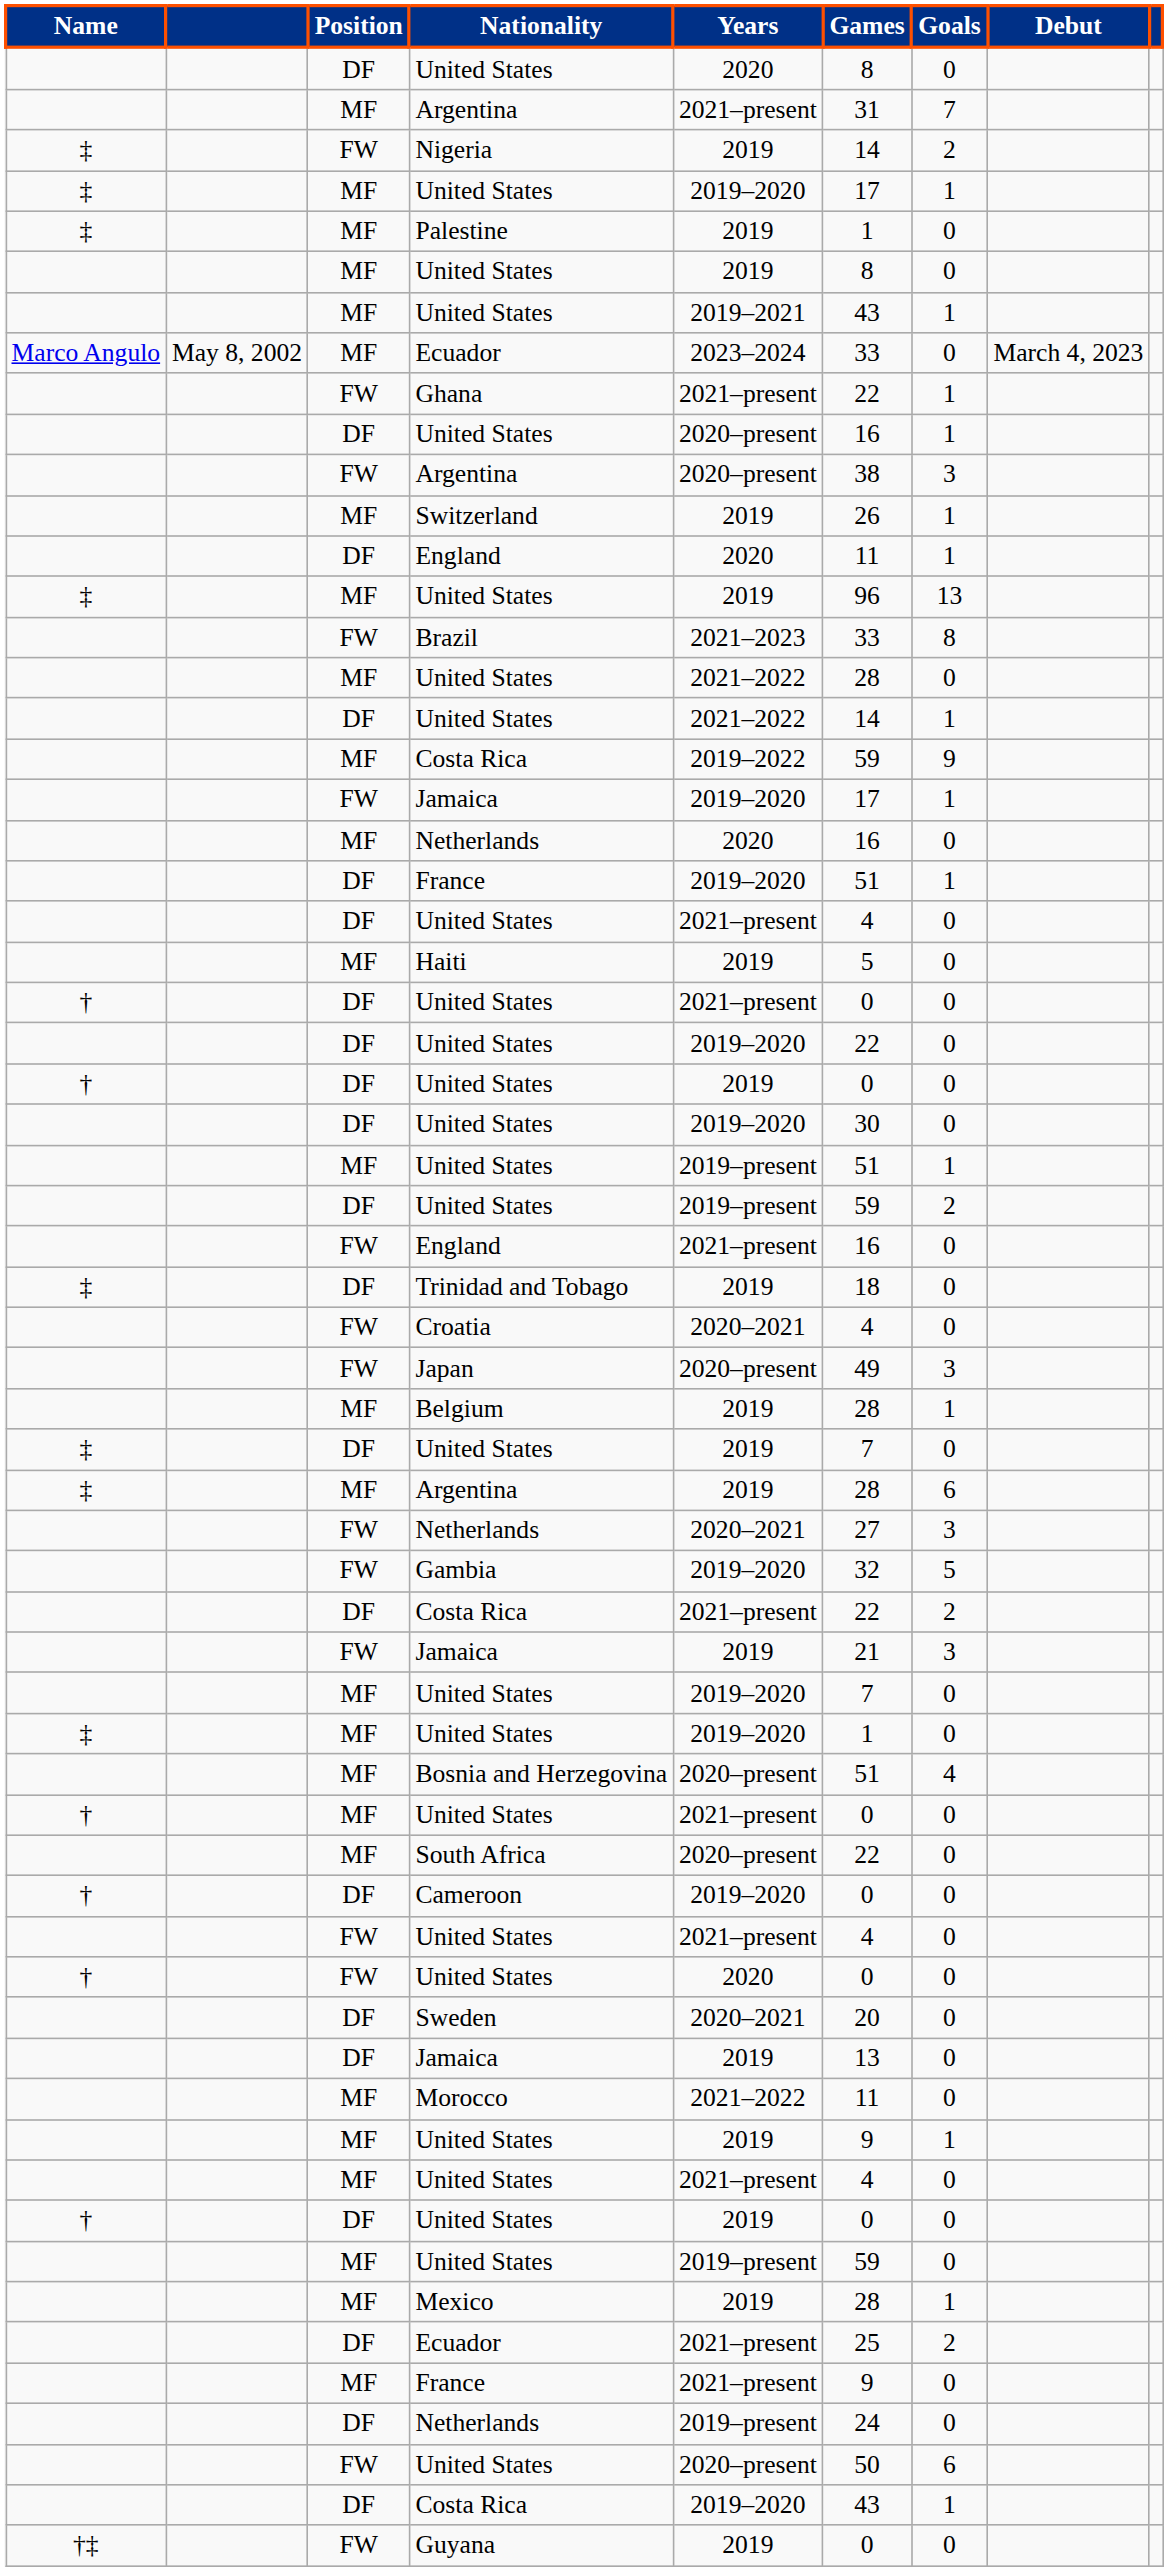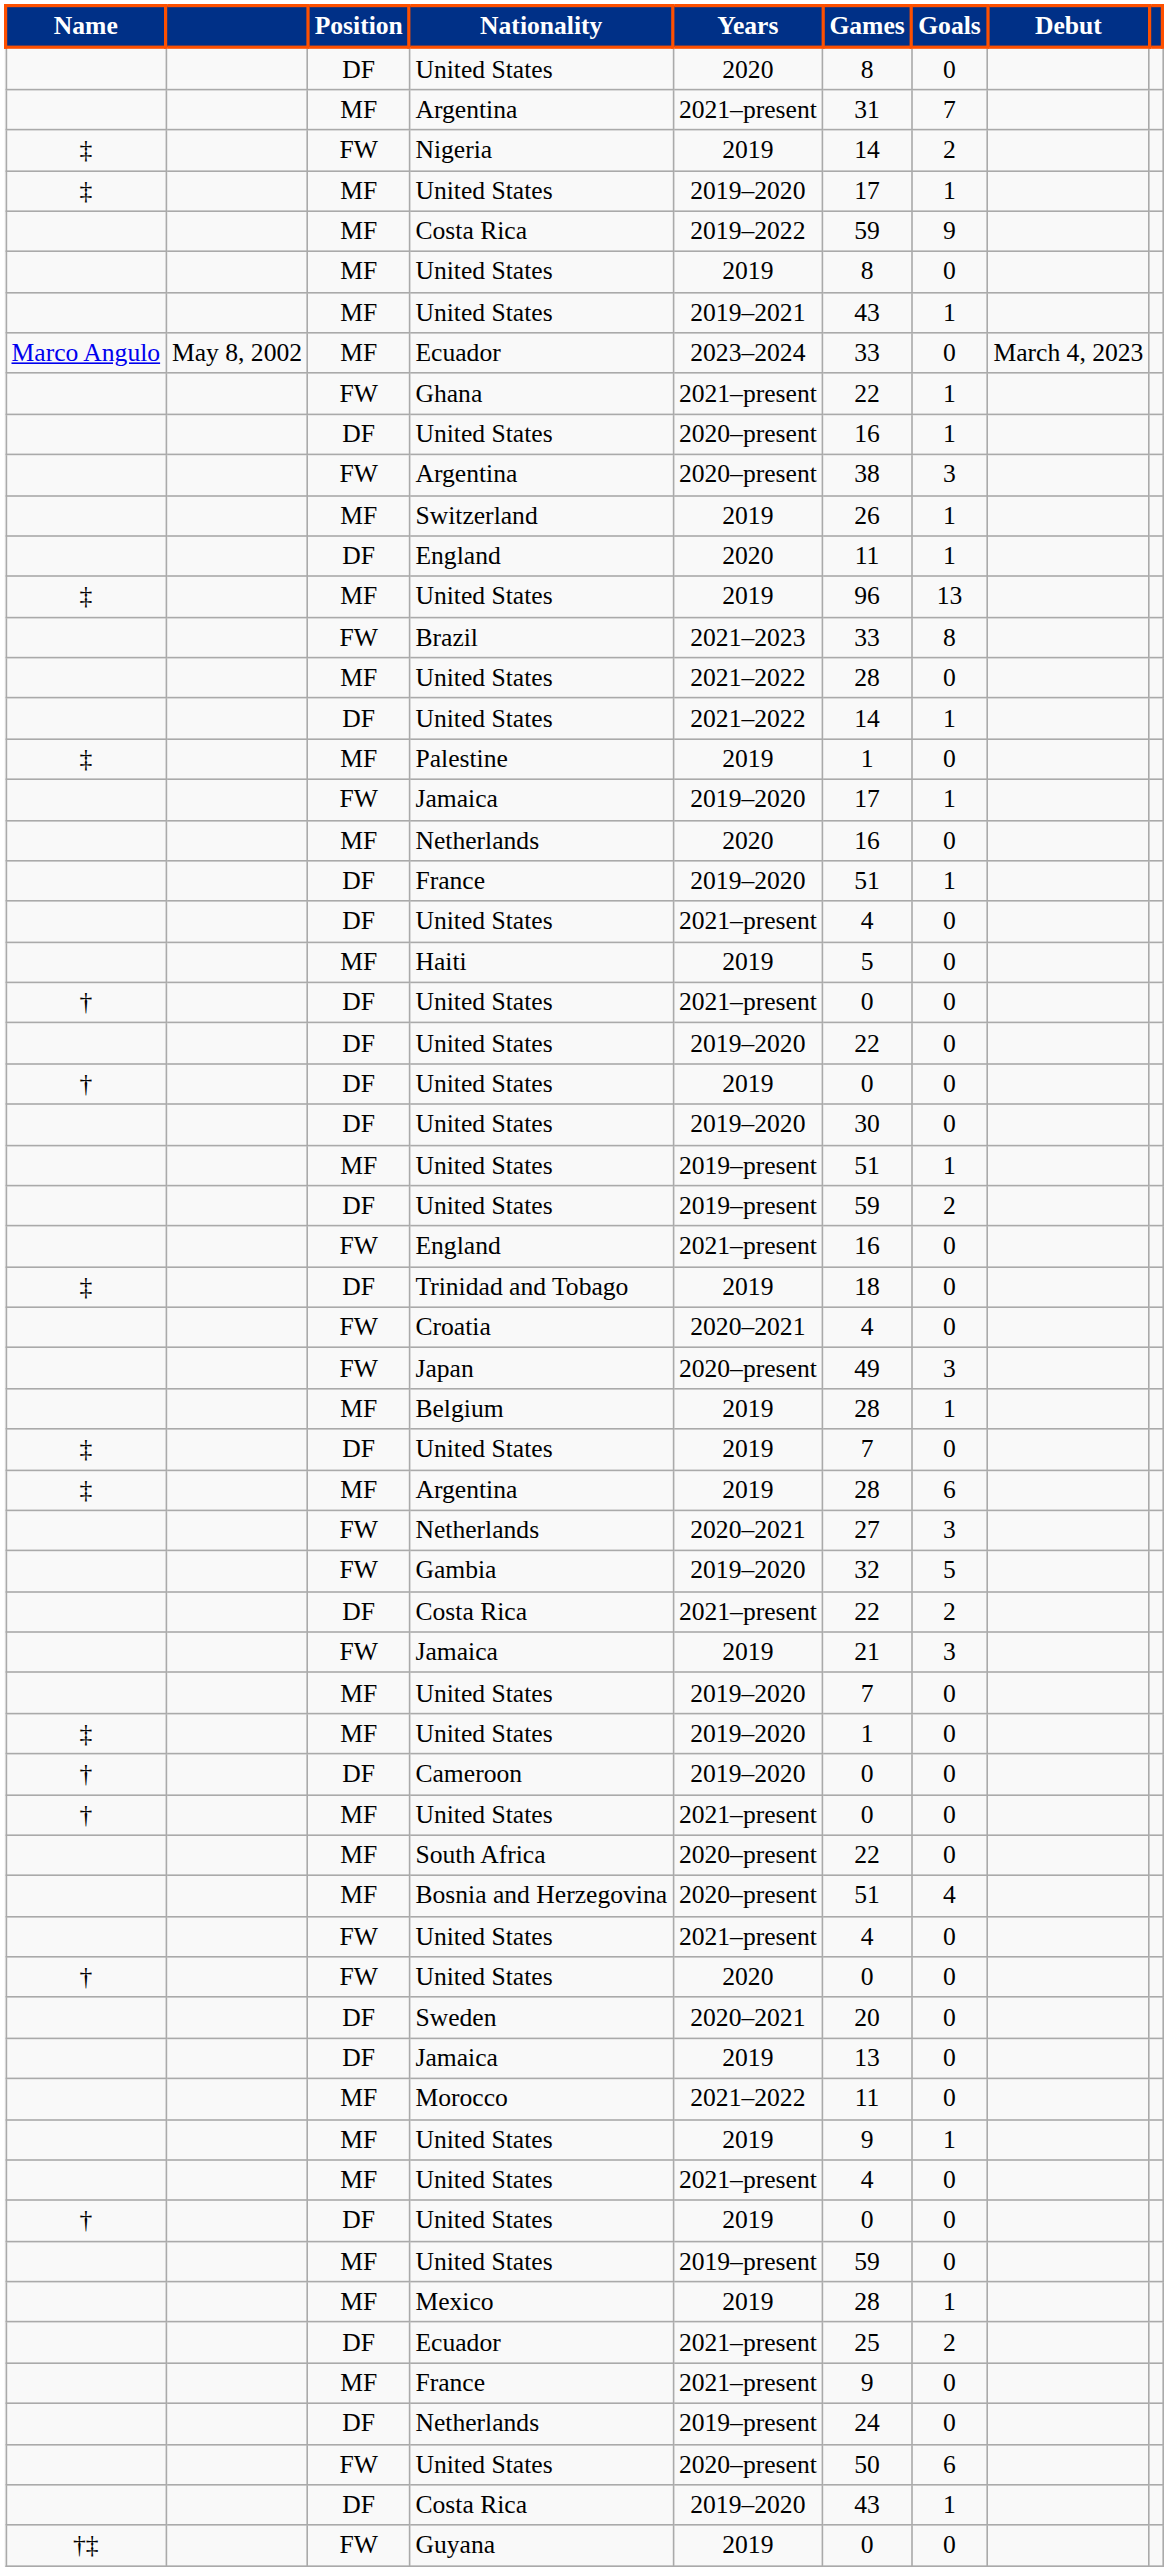rows swapped: (359, 231) <-> (359, 758)
rows swapped: (359, 1773) <-> (359, 1895)
